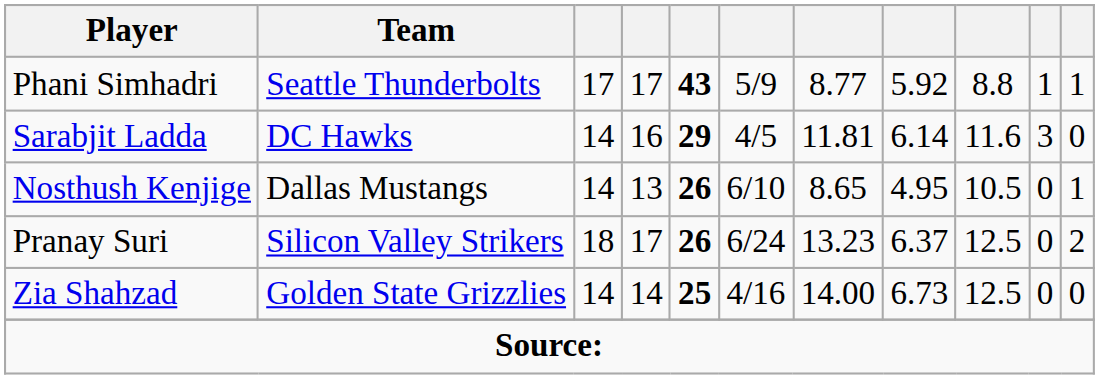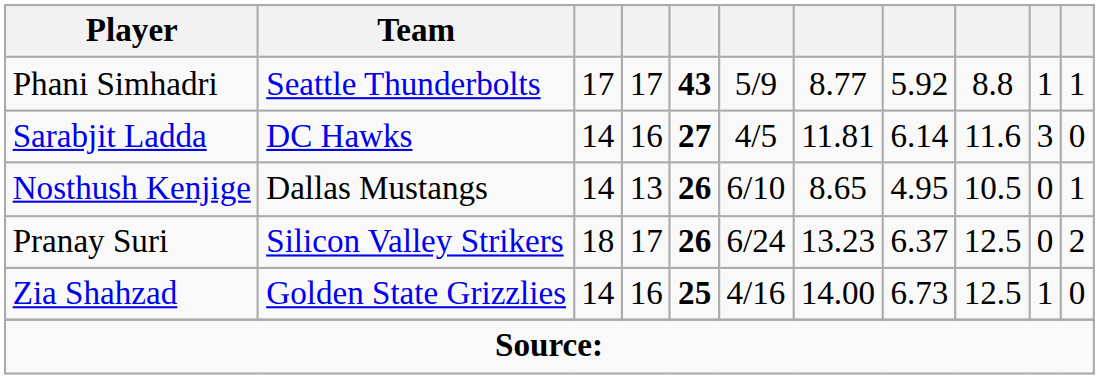(695, 135) 29 -> (695, 135) 27
(646, 293) 14 -> (646, 293) 16
(1045, 293) 0 -> (1045, 293) 1
